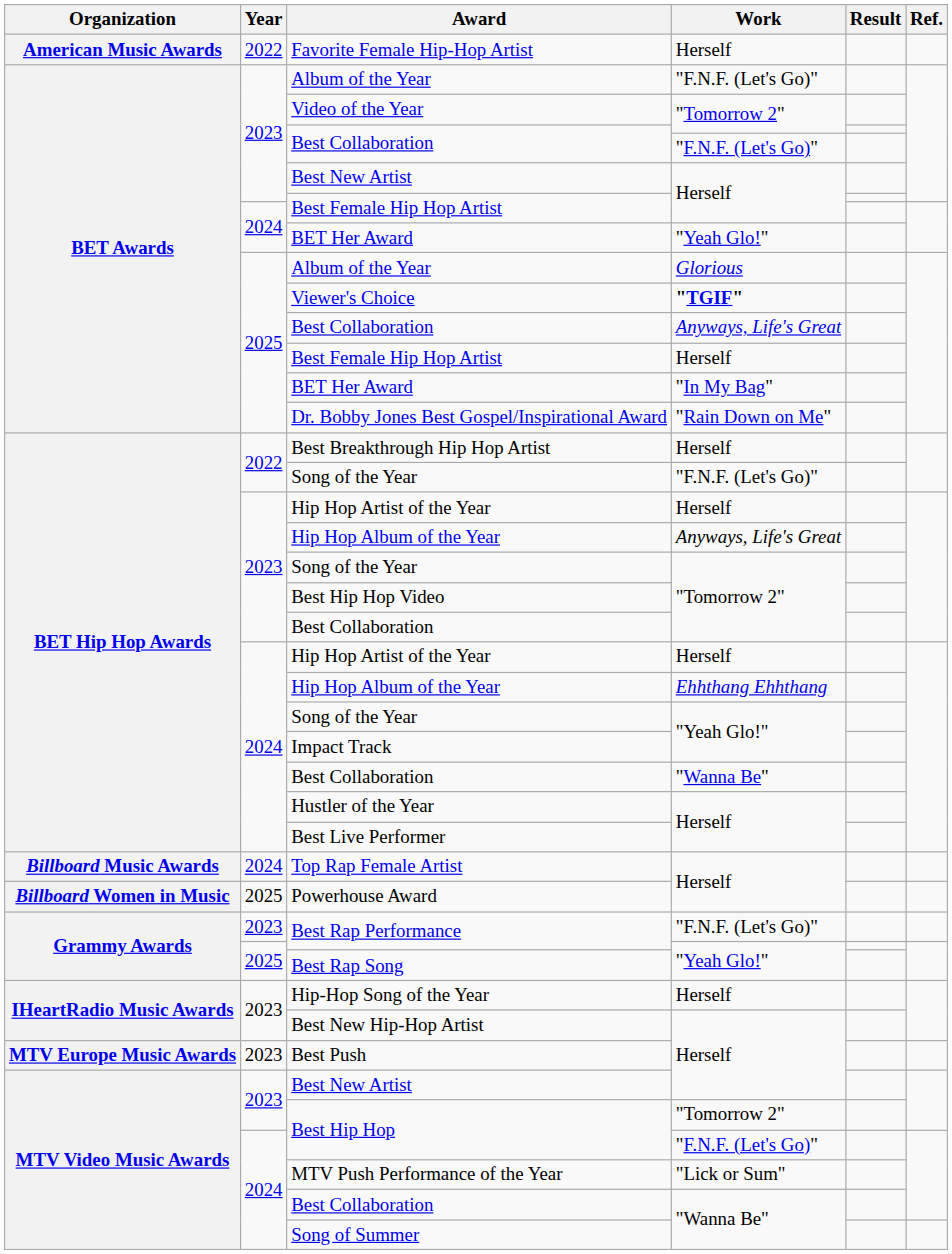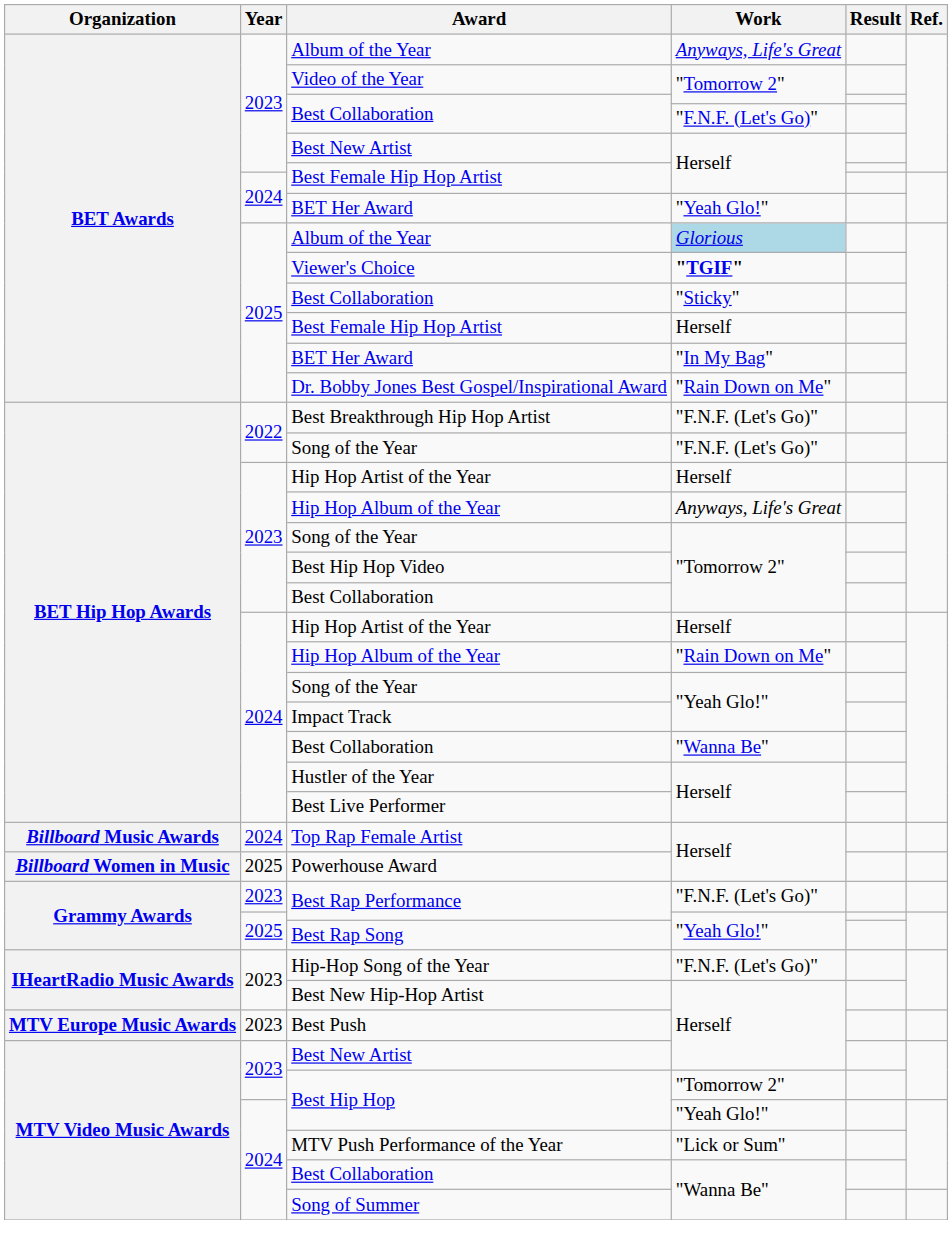- row: (264, 49)
(747, 79) "F.N.F. (Let's Go)" -> (758, 49) Anyways, Life's Great
(709, 267) no background -> (709, 237) lightblue background
(758, 327) Anyways, Life's Great -> (708, 297) "Sticky"
(704, 447) Herself -> (747, 417) "F.N.F. (Let's Go)"
(752, 686) Ehhthang Ehhthang -> (753, 656) "Rain Down on Me"
(704, 995) Herself -> (747, 965) "F.N.F. (Let's Go)"
(747, 1144) "F.N.F. (Let's Go)" -> (722, 1114) "Yeah Glo!"
